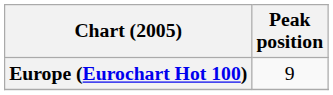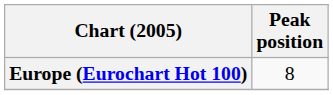(290, 73) 9 -> (290, 73) 8
